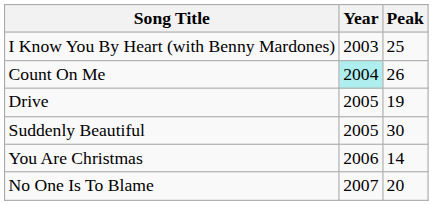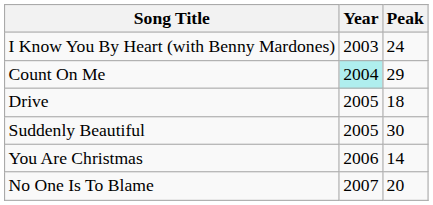(395, 46) 25 -> (395, 46) 24
(395, 74) 26 -> (395, 74) 29
(395, 102) 19 -> (395, 102) 18
